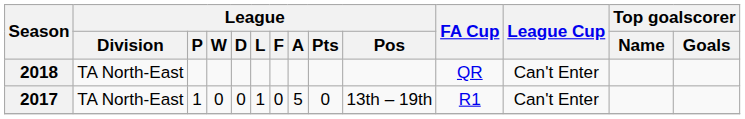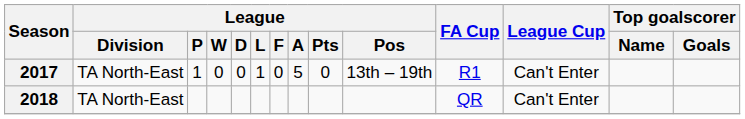rows swapped: (39, 99) <-> (39, 72)
